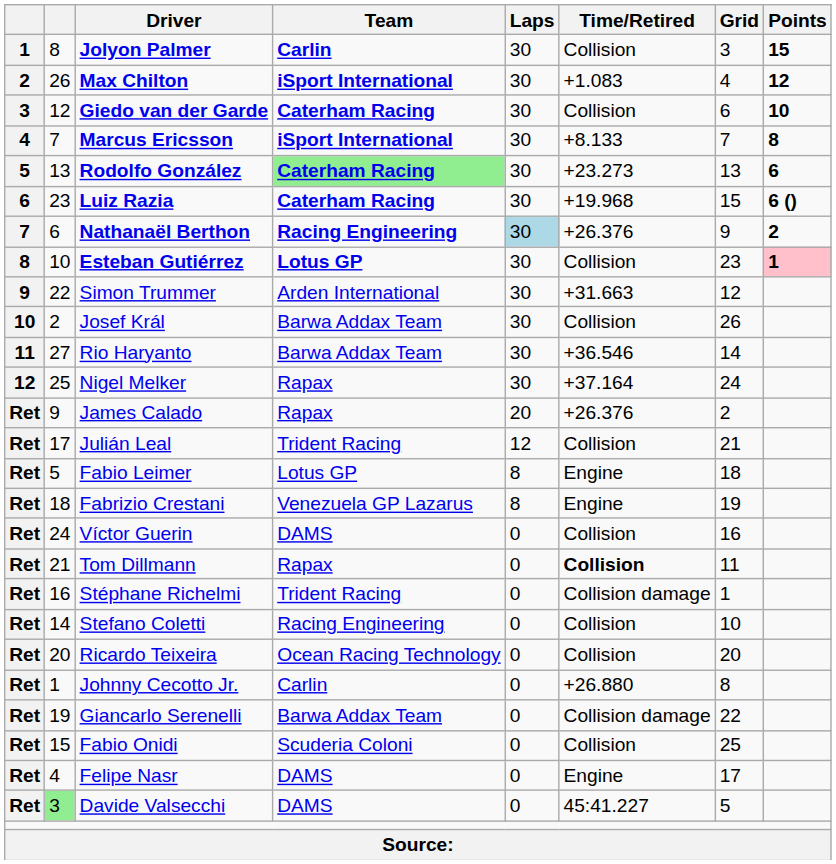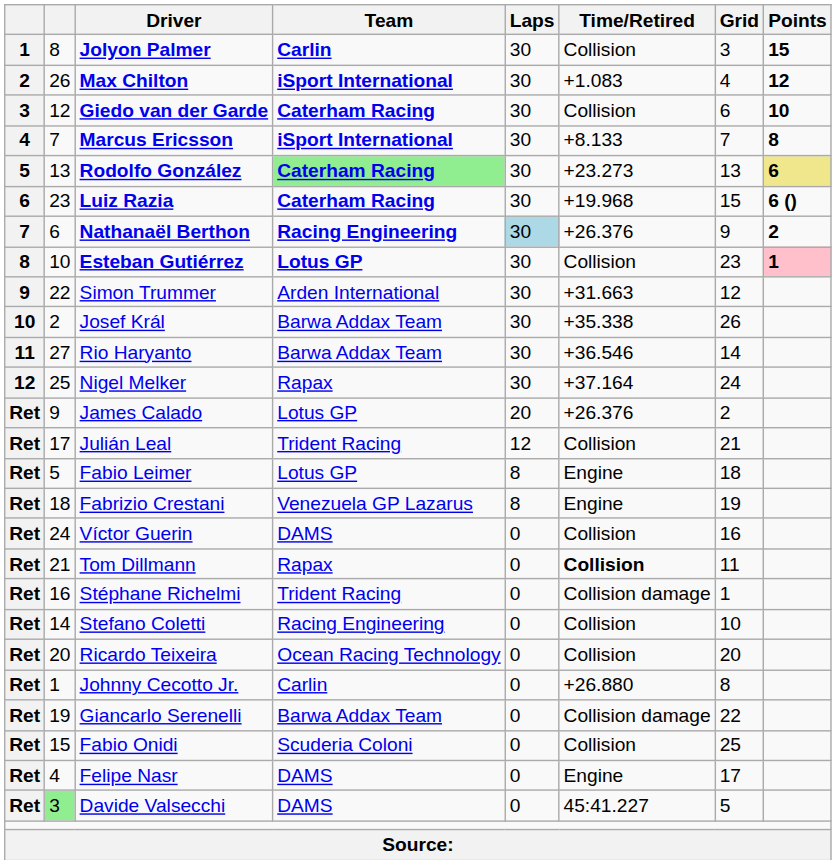(773, 171) no background -> (773, 171) khaki background
(600, 322) Collision -> (598, 322) +35.338
(305, 412) Rapax -> (317, 412) Lotus GP
